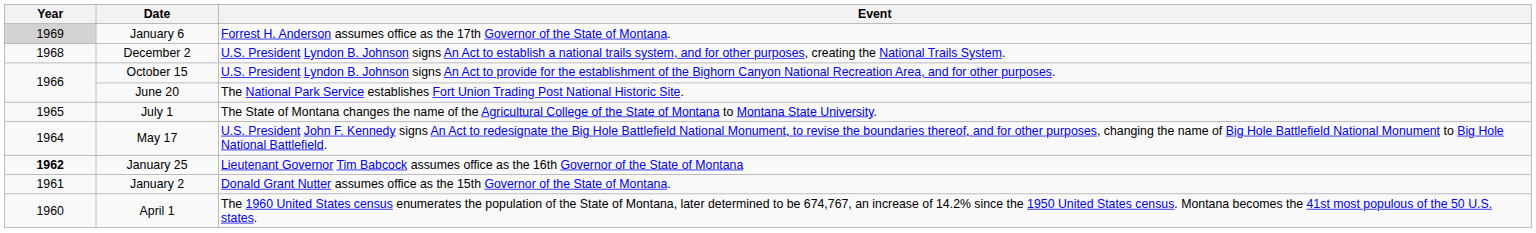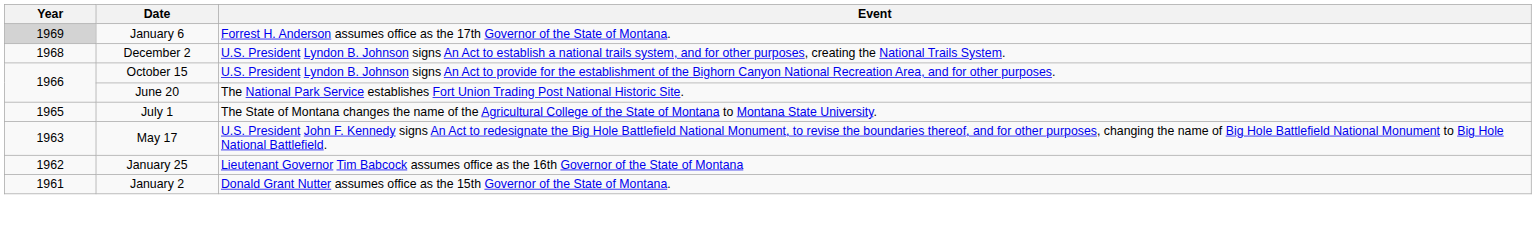(50, 138) 1964 -> (50, 138) 1963
(50, 164) bold -> (50, 164) normal
- row: (157, 210)
